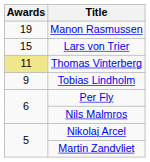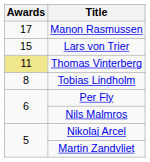(26, 30) 19 -> (26, 30) 17
(26, 81) 9 -> (26, 81) 8
